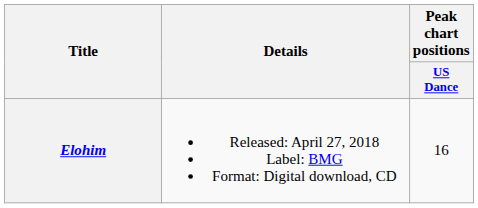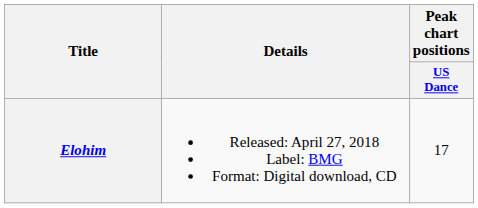(441, 150) 16 -> (441, 150) 17
